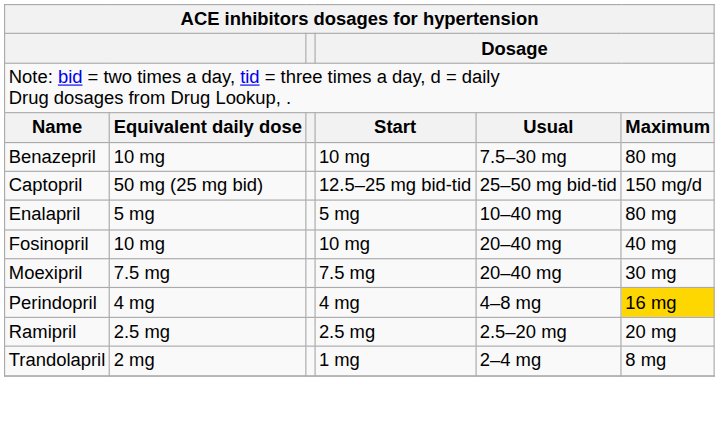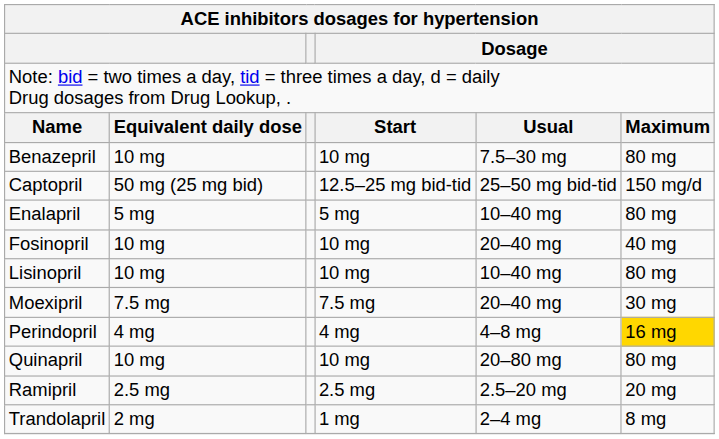+ row: (45, 273)
+ row: (46, 360)
